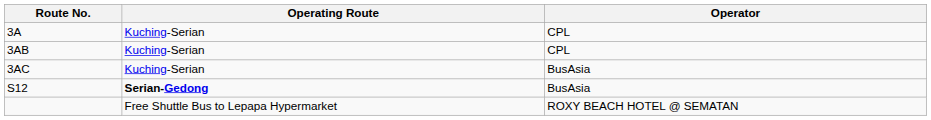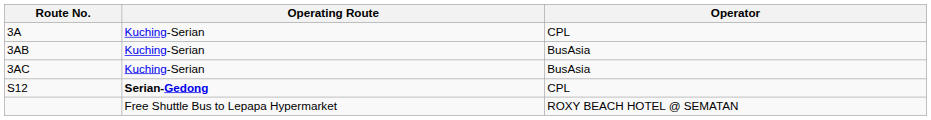(559, 50) CPL -> (569, 50) BusAsia
(569, 87) BusAsia -> (559, 87) CPL
